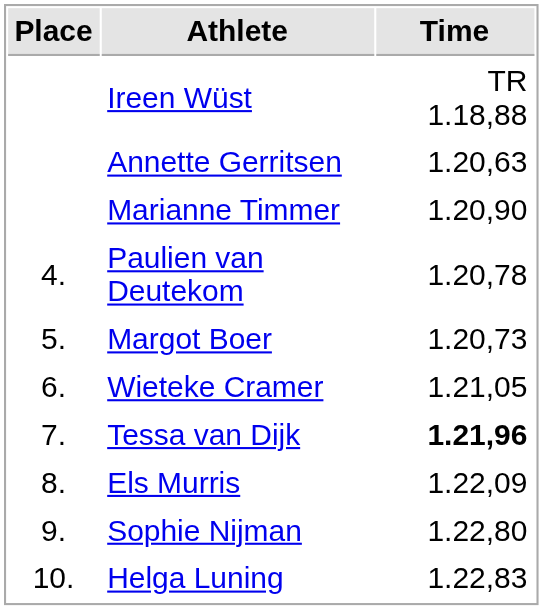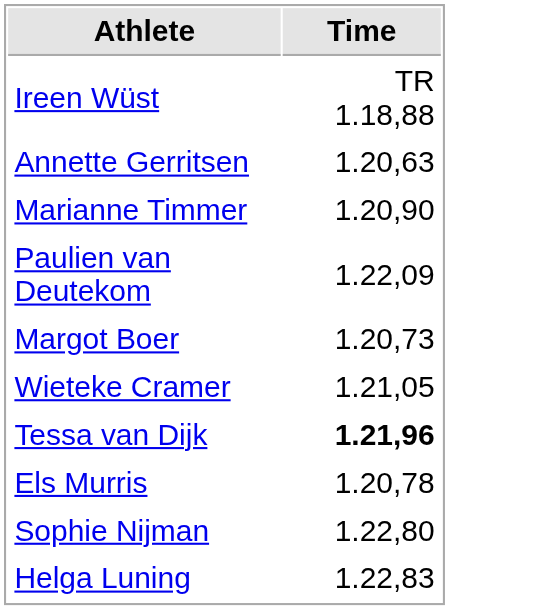- column: (54, 31)
(477, 274) 1.20,78 -> (385, 274) 1.22,09
(477, 482) 1.22,09 -> (385, 482) 1.20,78
